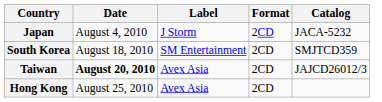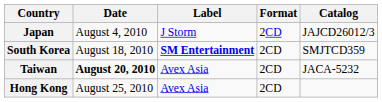(323, 32) JACA-5232 -> (339, 32) JAJCD26012/3
(203, 50) normal -> (207, 50) bold
(331, 69) JAJCD26012/3 -> (331, 69) JACA-5232
